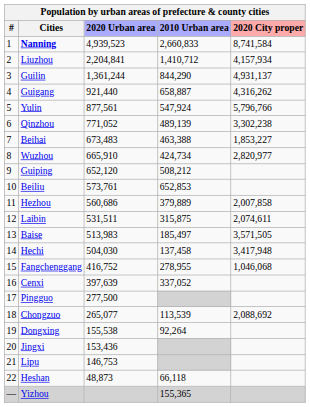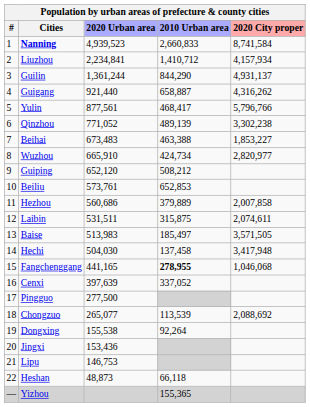(106, 60) 2,204,841 -> (106, 60) 2,234,841
(175, 108) 547,924 -> (175, 108) 468,417
(102, 267) 416,752 -> (102, 267) 441,165
(175, 267) normal -> (175, 267) bold
